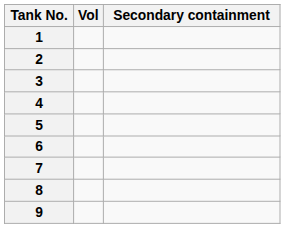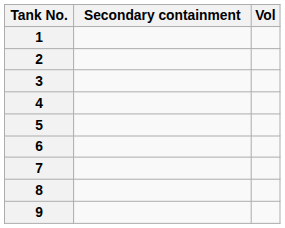columns swapped: (88, 16) <-> (191, 16)
